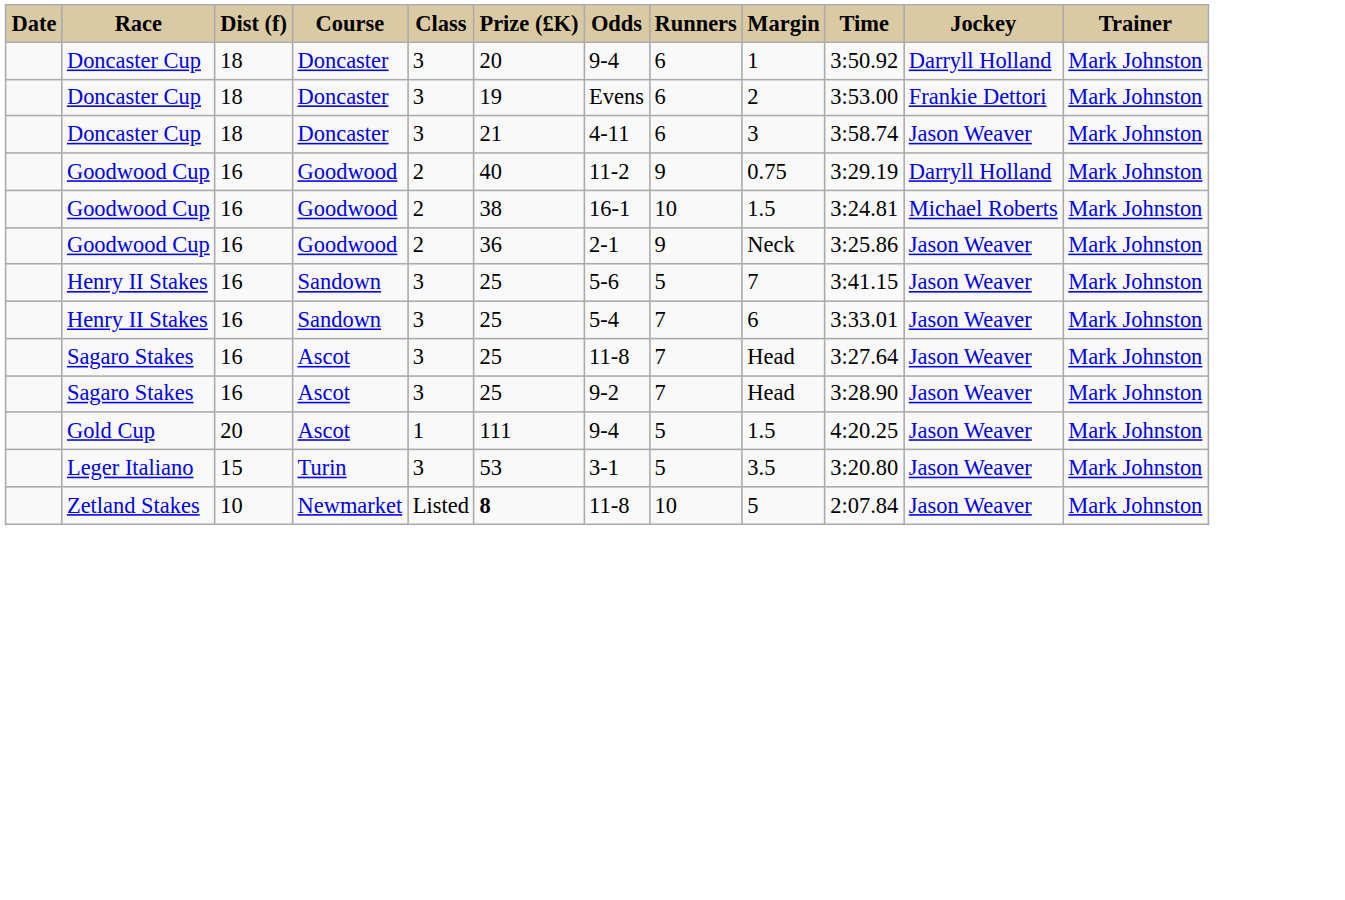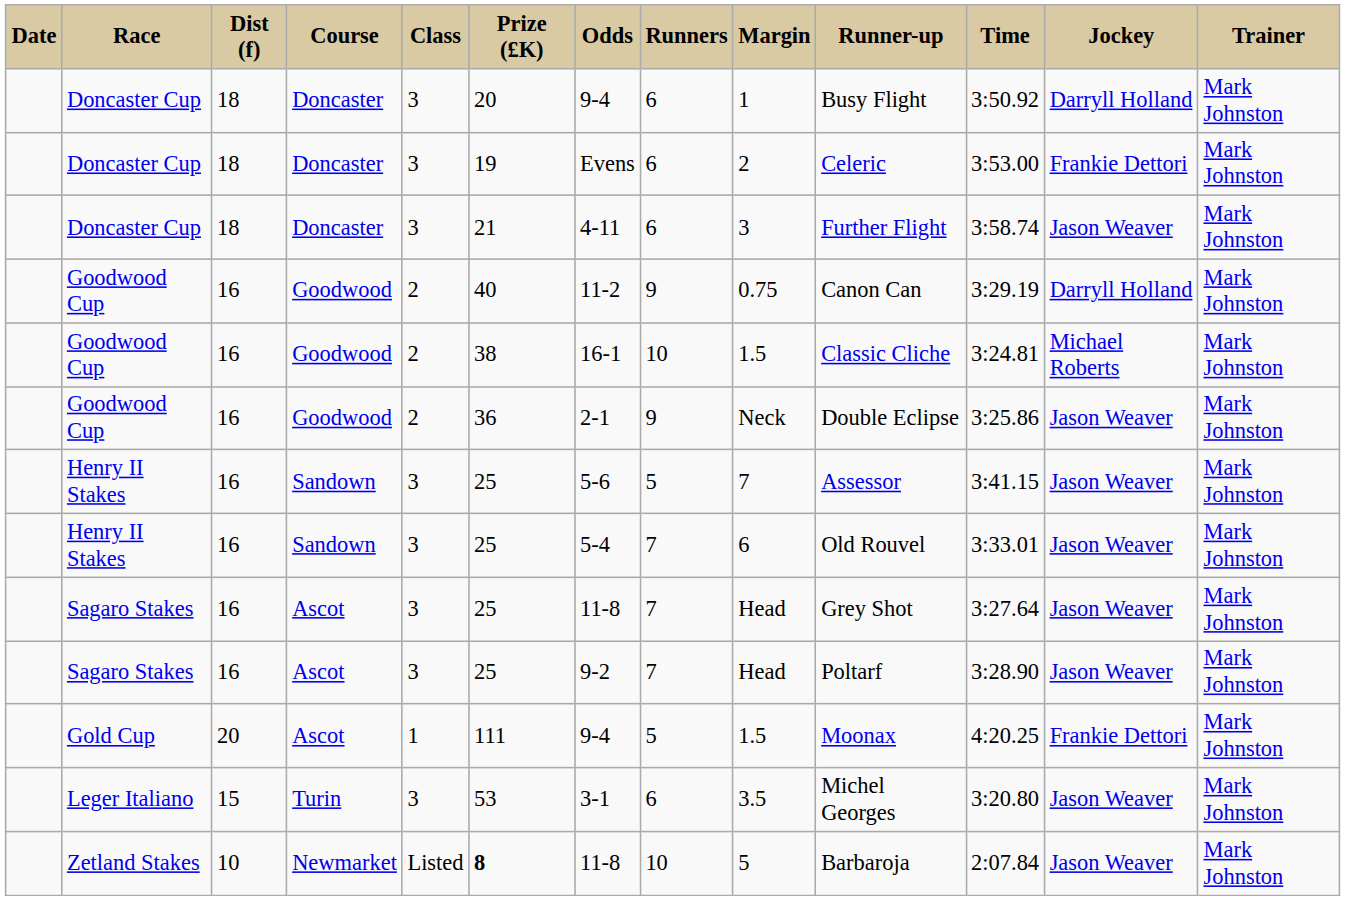+ column: (891, 36)
(970, 430) Jason Weaver -> (1119, 735) Frankie Dettori
(660, 468) 5 -> (651, 799) 6
